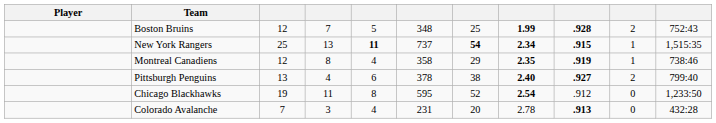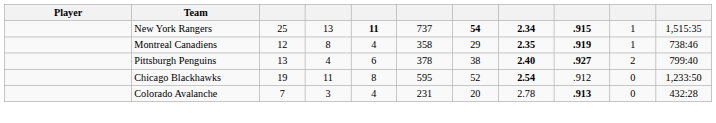- row: (164, 28)
